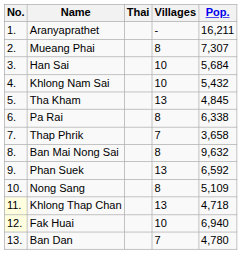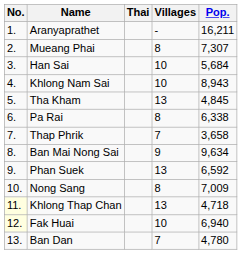(215, 83) 5,432 -> (215, 83) 8,943
(158, 153) 8 -> (158, 153) 9
(215, 153) 9,632 -> (215, 153) 9,634
(215, 188) 5,109 -> (215, 188) 7,009
